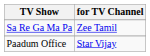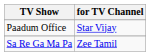rows swapped: (36, 43) <-> (39, 28)
